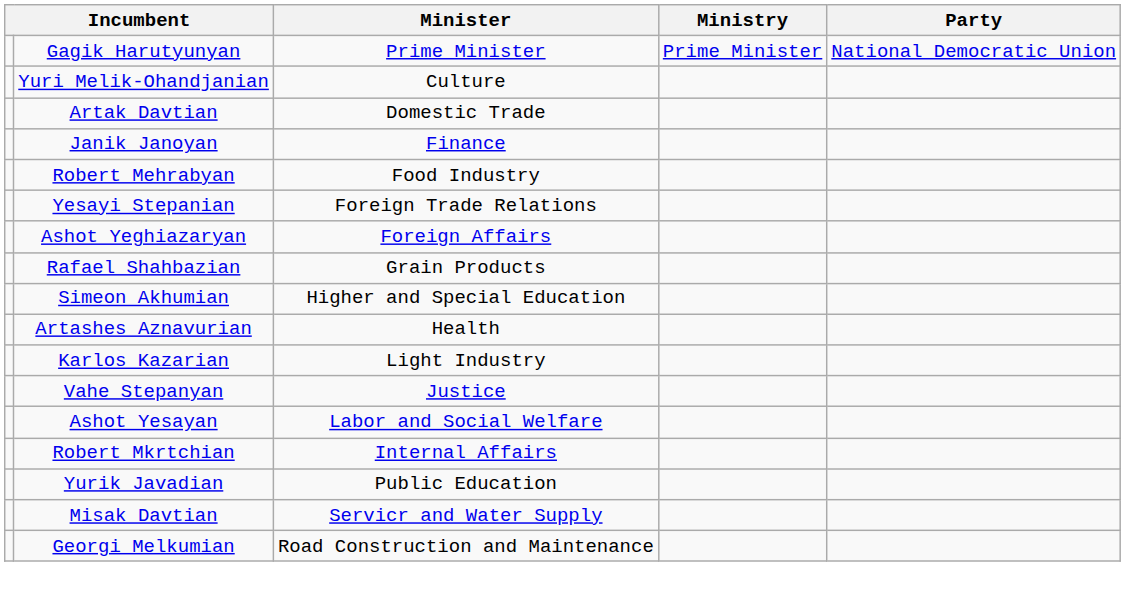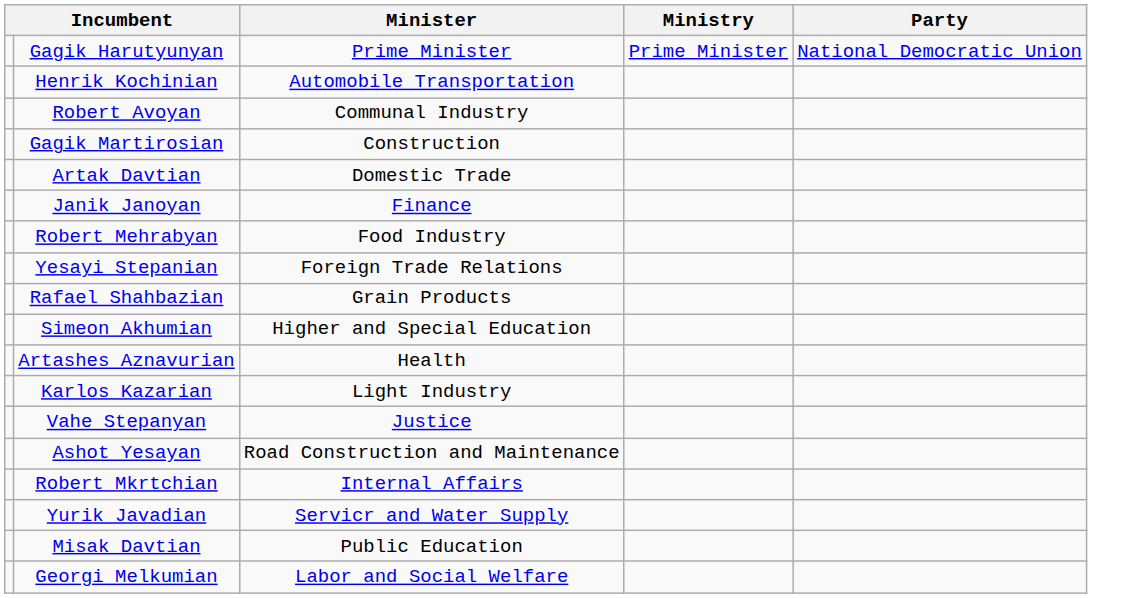+ row: (126, 82)
+ row: (126, 113)
+ row: (126, 144)
- row: (144, 82)
- row: (144, 237)
(466, 422) Labor and Social Welfare -> (432, 453) Road Construction and Maintenance
(466, 484) Public Education -> (432, 515) Servicr and Water Supply
(466, 515) Servicr and Water Supply -> (432, 546) Public Education
(466, 546) Road Construction and Maintenance -> (432, 577) Labor and Social Welfare
